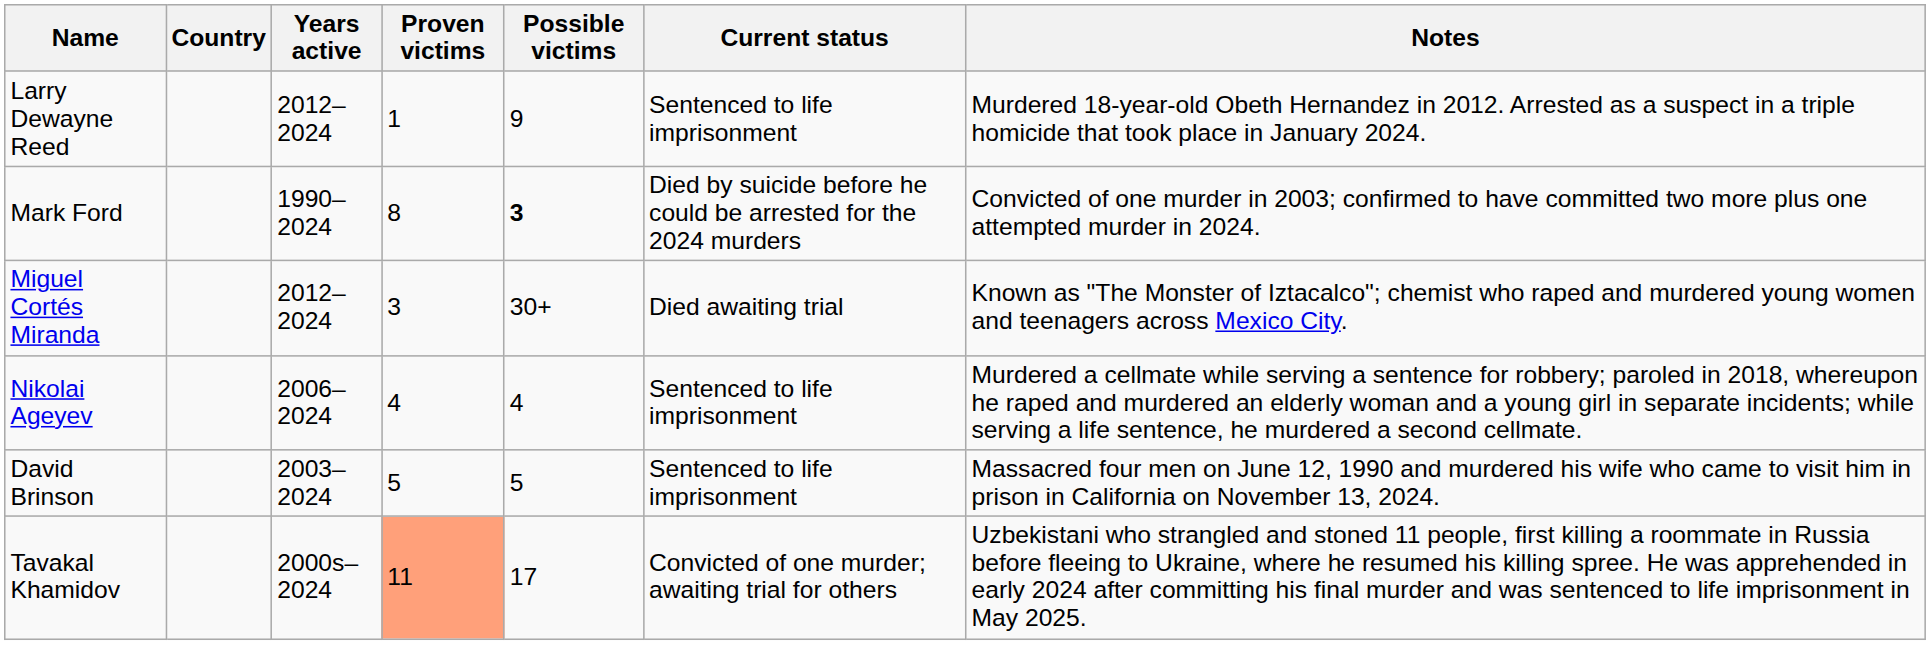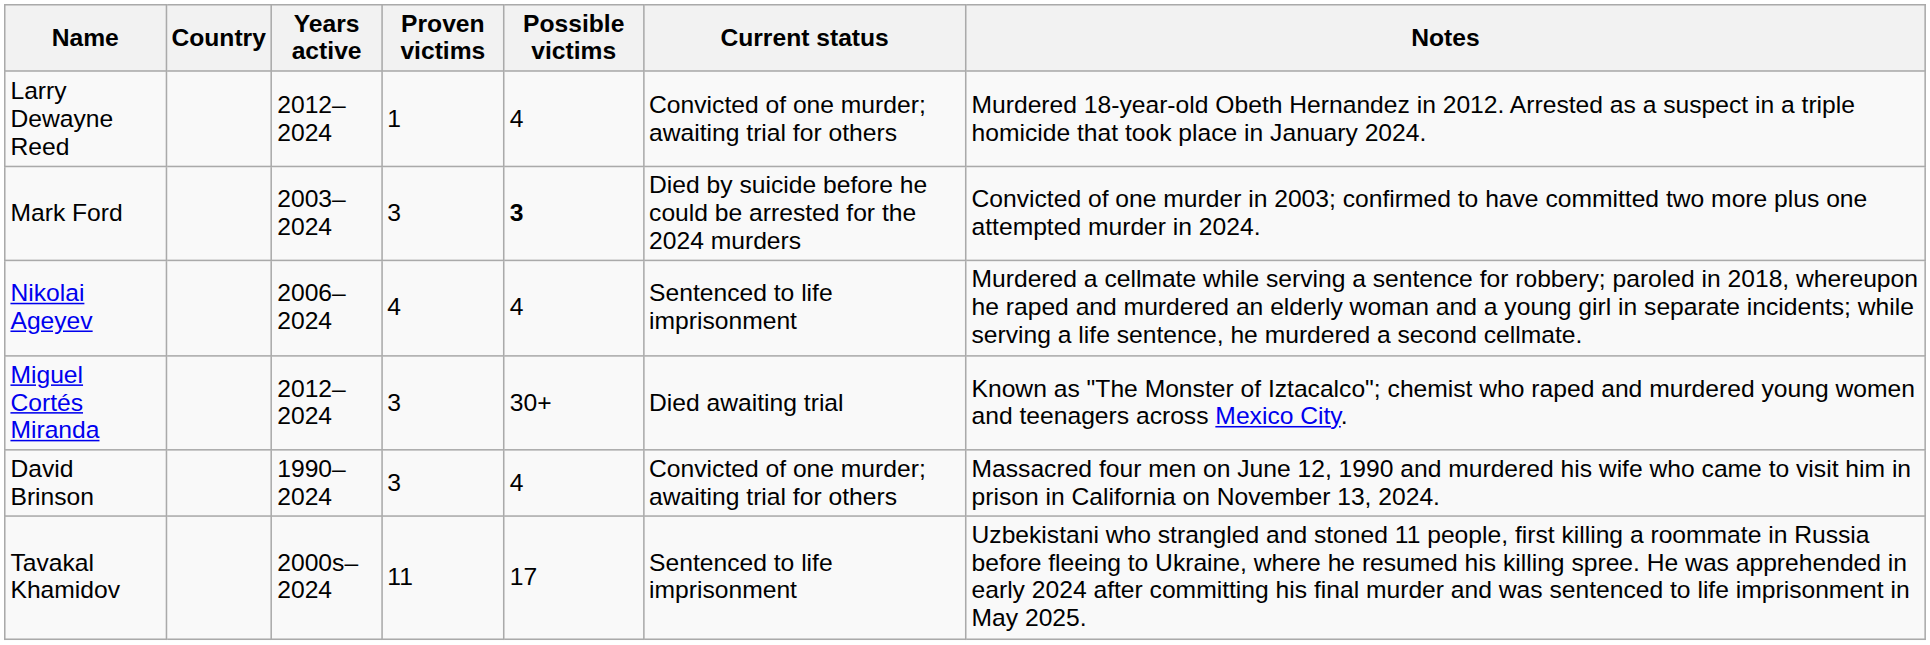(517, 118) 9 -> (517, 118) 4
(741, 118) Sentenced to life imprisonment -> (787, 118) Convicted of one murder; awaiting trial for others
(312, 213) 1990–2024 -> (312, 213) 2003–2024
(394, 213) 8 -> (394, 213) 3
rows swapped: (52, 402) <-> (55, 307)
(312, 482) 2003–2024 -> (312, 482) 1990–2024
(394, 482) 5 -> (394, 482) 3
(517, 482) 5 -> (517, 482) 4
(741, 482) Sentenced to life imprisonment -> (787, 482) Convicted of one murder; awaiting trial for others
(400, 577) lightsalmon background -> (400, 577) no background
(787, 577) Convicted of one murder; awaiting trial for others -> (741, 577) Sentenced to life imprisonment
